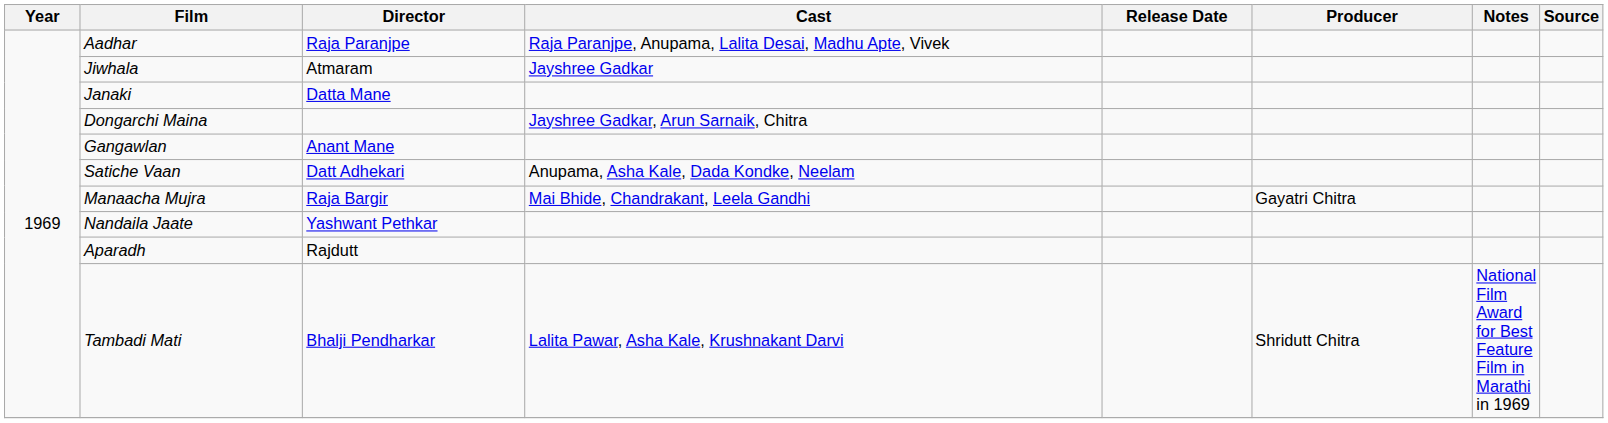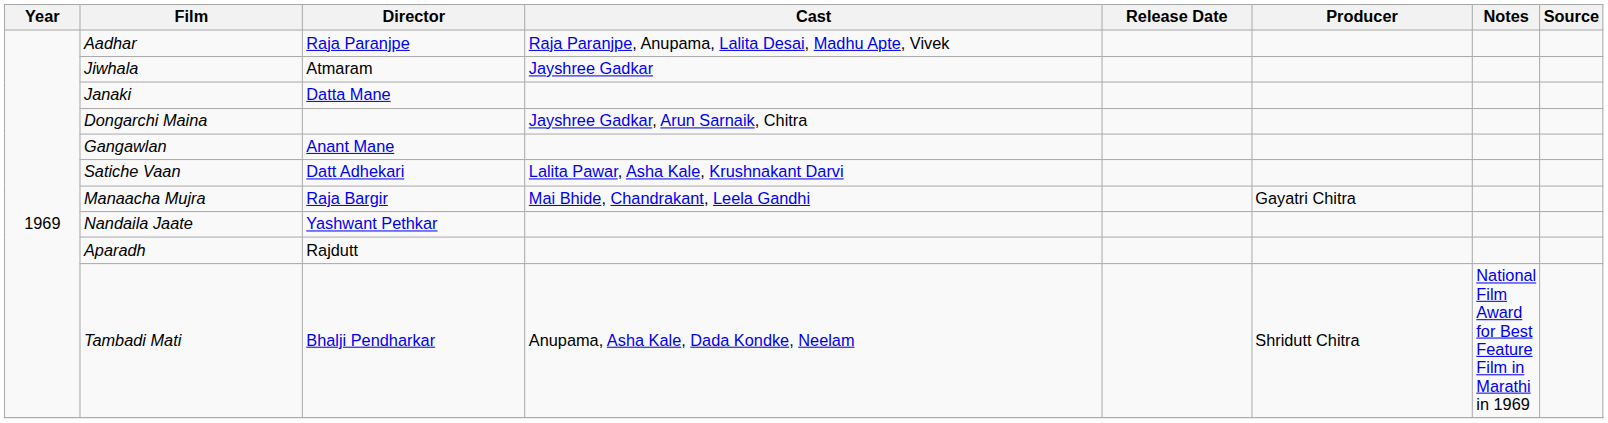(692, 172) Anupama, Asha Kale, Dada Kondke, Neelam -> (686, 172) Lalita Pawar, Asha Kale, Krushnakant Darvi
(686, 340) Lalita Pawar, Asha Kale, Krushnakant Darvi -> (692, 340) Anupama, Asha Kale, Dada Kondke, Neelam
